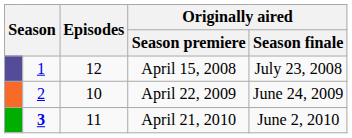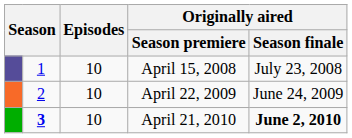(94, 68) 12 -> (94, 68) 10
(94, 119) 11 -> (94, 119) 10
(298, 119) normal -> (298, 119) bold
